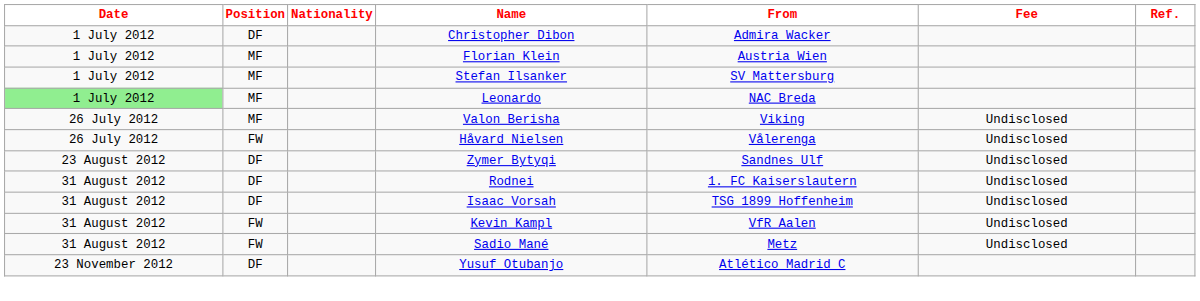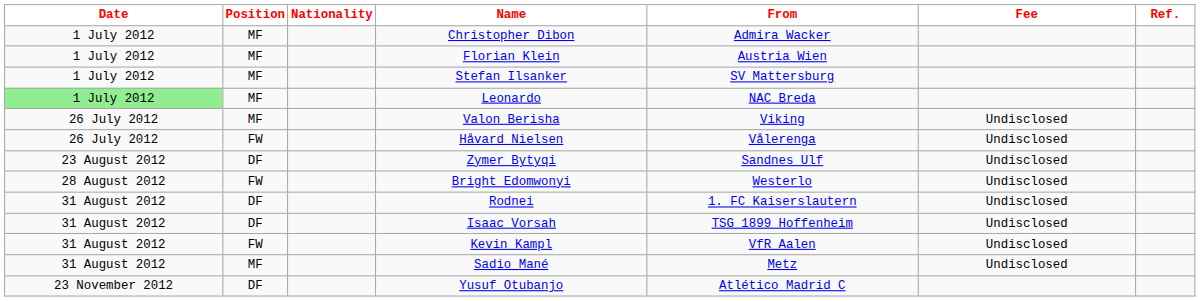(255, 35) DF -> (255, 35) MF
+ row: (511, 181)
(255, 244) FW -> (255, 265) MF
